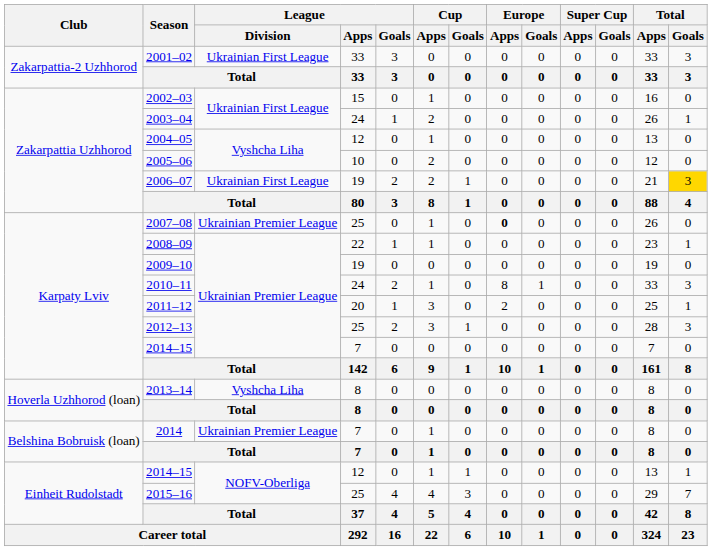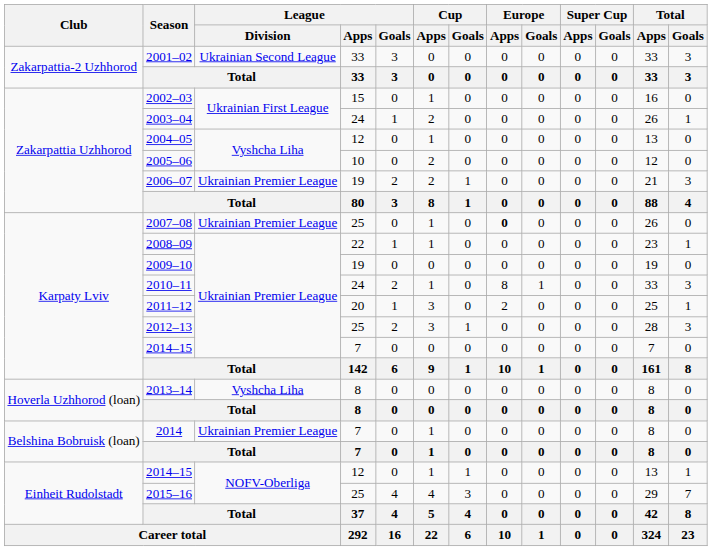(268, 56) Ukrainian First League -> (268, 56) Ukrainian Second League
(268, 181) Ukrainian First League -> (268, 181) Ukrainian Premier League
(688, 181) gold background -> (688, 181) no background
